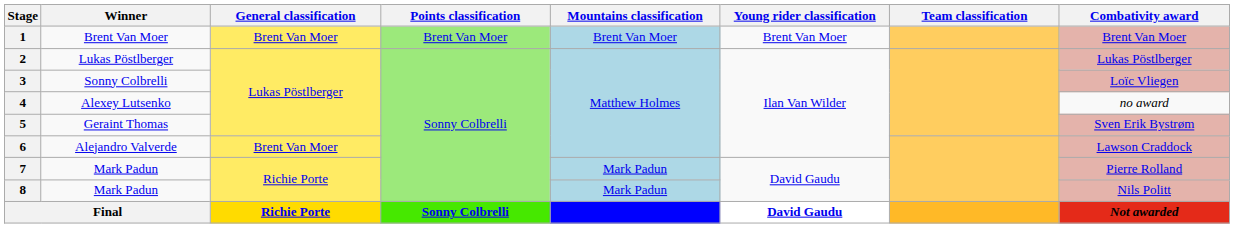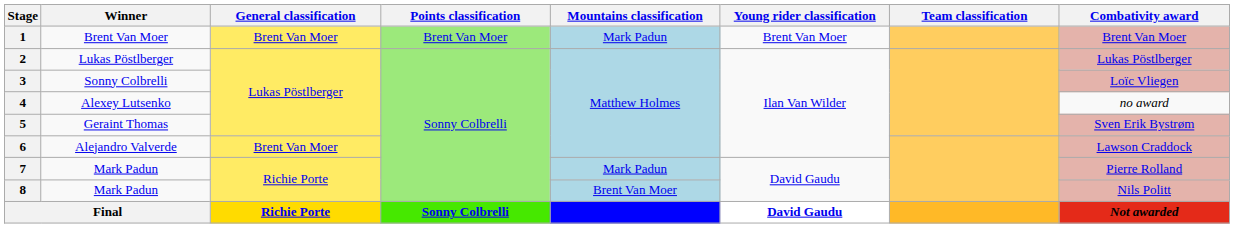(635, 37) Brent Van Moer -> (635, 37) Mark Padun
(635, 190) Mark Padun -> (635, 190) Brent Van Moer
